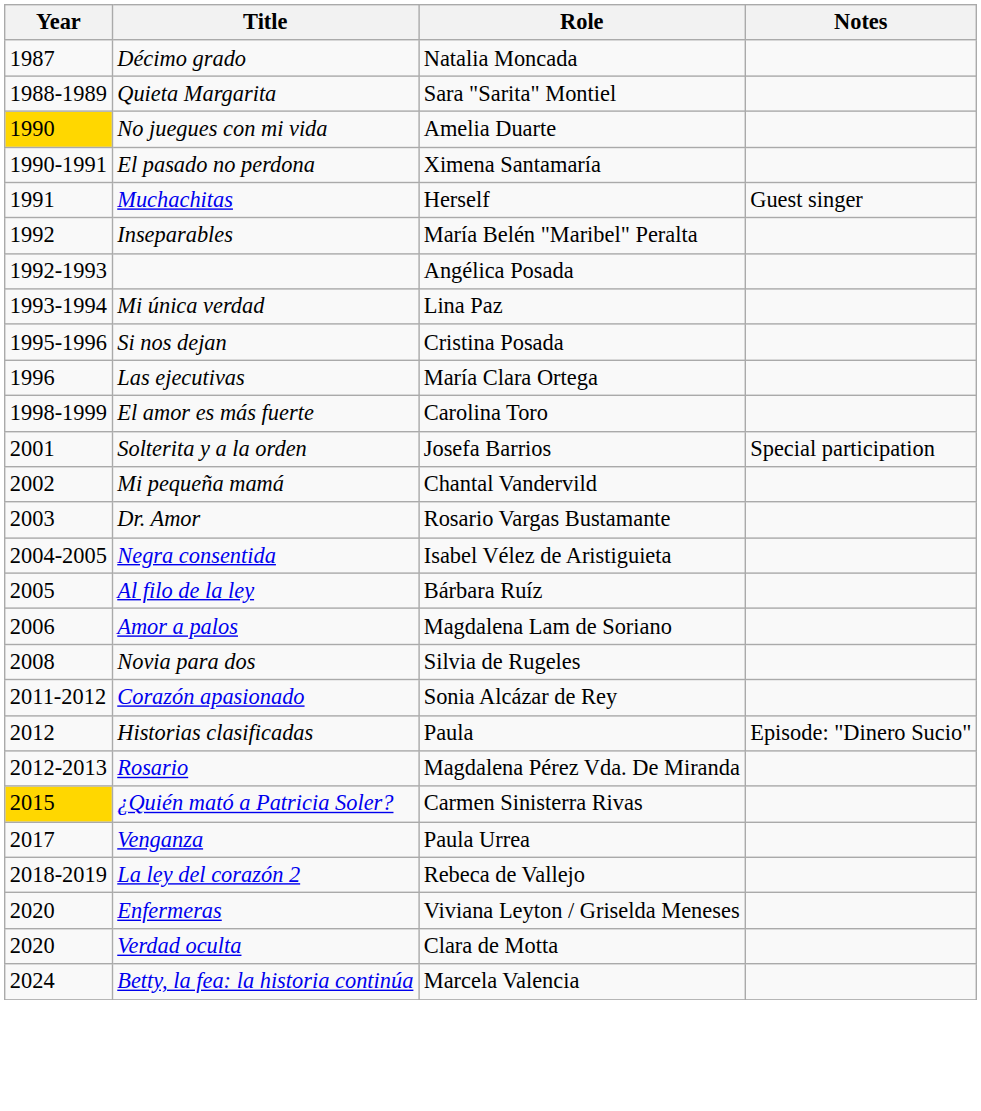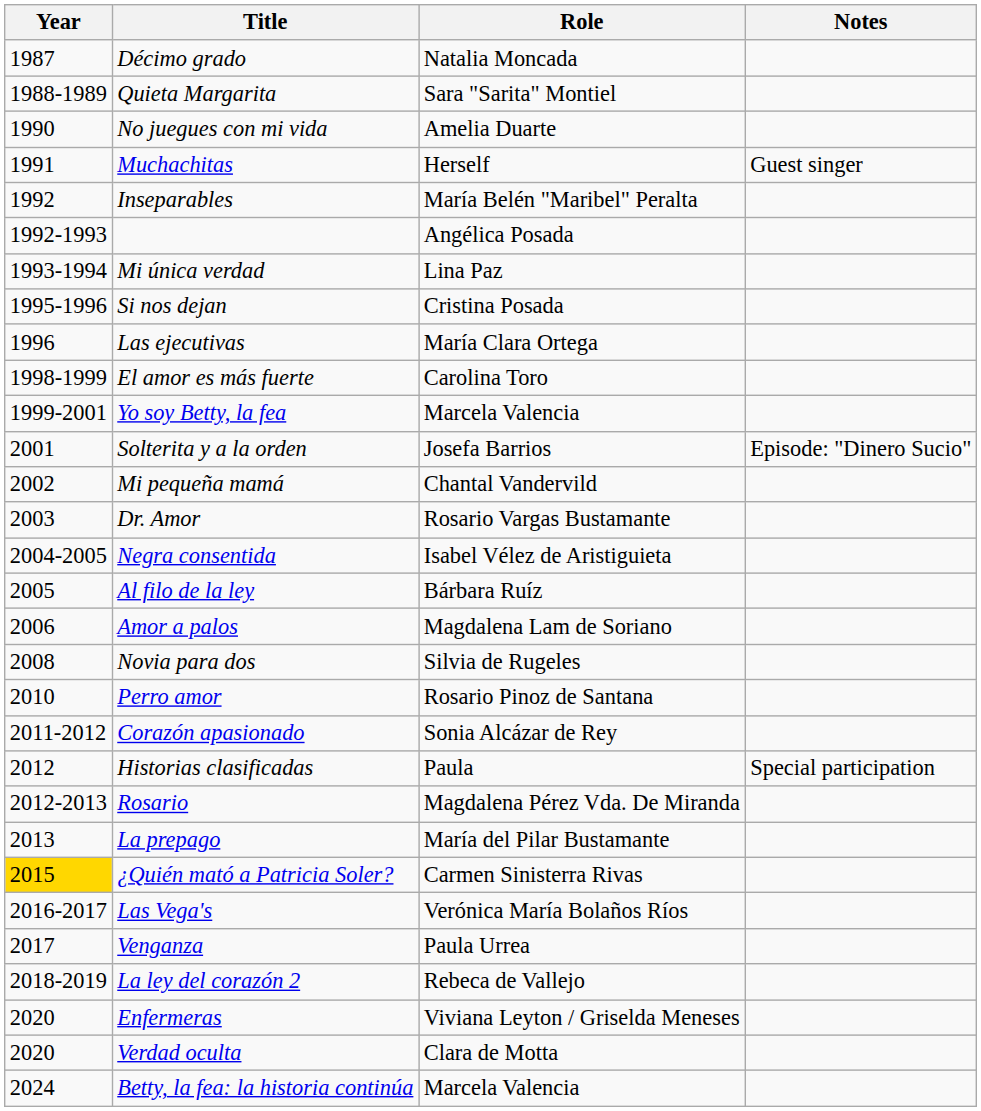(32, 128) gold background -> (32, 128) no background
- row: (216, 164)
+ row: (202, 413)
(843, 448) Special participation -> (861, 448) Episode: "Dinero Sucio"
+ row: (169, 697)
(861, 732) Episode: "Dinero Sucio" -> (843, 768) Special participation
+ row: (169, 839)
+ row: (165, 910)
